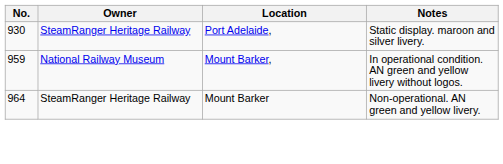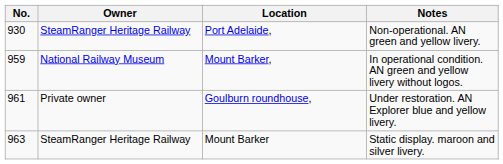(432, 36) Static display. maroon and silver livery. -> (425, 36) Non-operational. AN green and yellow livery.
+ row: (258, 99)
(16, 99) 964 -> (16, 139) 963
(425, 105) Non-operational. AN green and yellow livery. -> (432, 145) Static display. maroon and silver livery.
